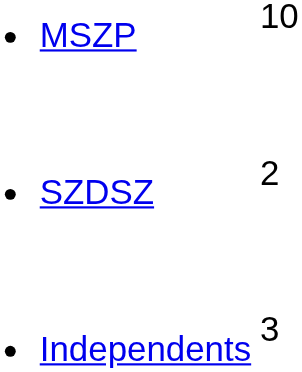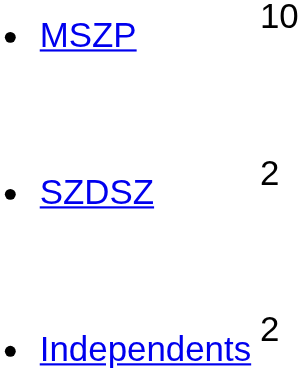(279, 331) 3 -> (279, 331) 2
